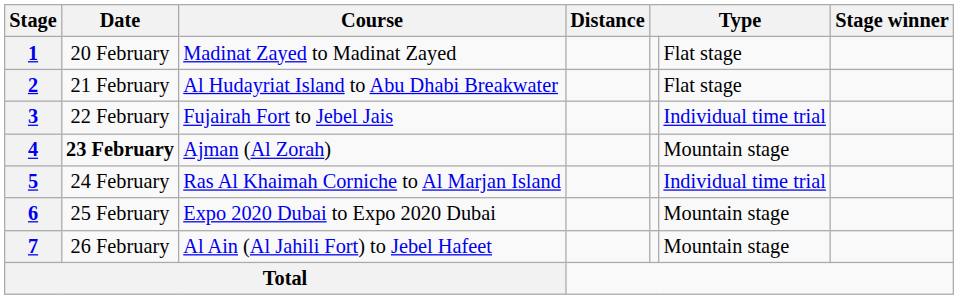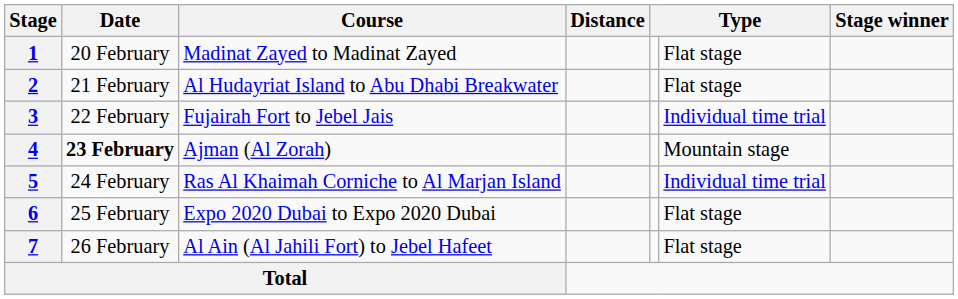(726, 213) Mountain stage -> (703, 213) Flat stage
(726, 246) Mountain stage -> (703, 246) Flat stage
